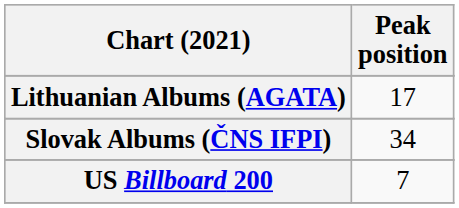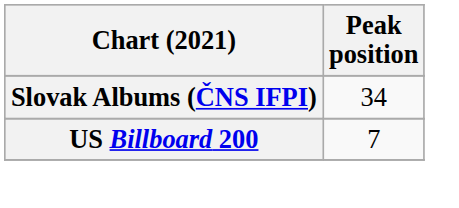- row: (178, 97)
